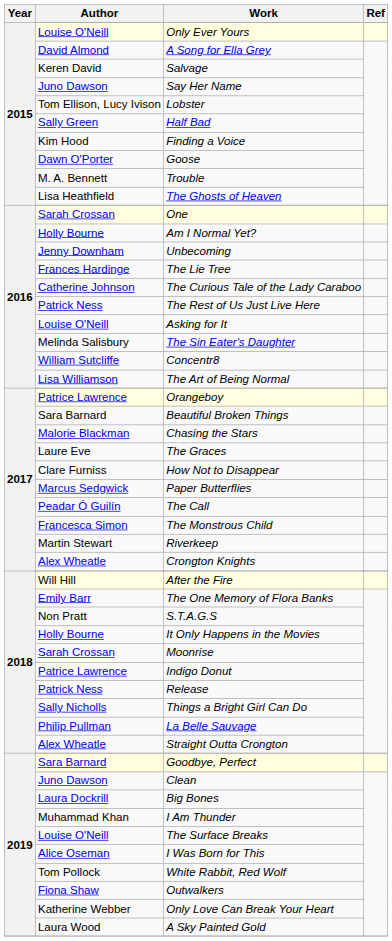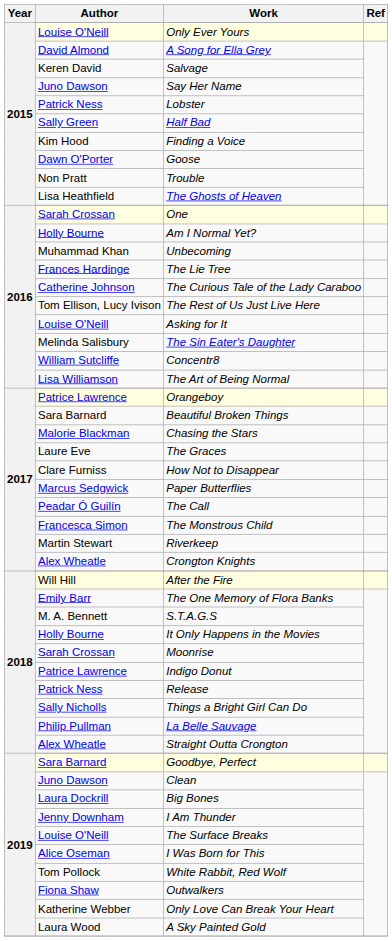(99, 104) Tom Ellison, Lucy Ivison -> (70, 104) Patrick Ness
(73, 178) M. A. Bennett -> (62, 178) Non Pratt
(81, 251) Jenny Downham -> (83, 251) Muhammad Khan
(70, 305) Patrick Ness -> (99, 305) Tom Ellison, Lucy Ivison
(62, 616) Non Pratt -> (73, 616) M. A. Bennett
(83, 817) Muhammad Khan -> (81, 817) Jenny Downham
